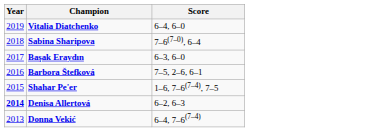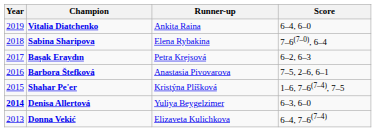+ column: (215, 12)
(170, 57) 6–3, 6–0 -> (296, 57) 6–2, 6–3
(170, 103) 6–2, 6–3 -> (296, 103) 6–3, 6–0
